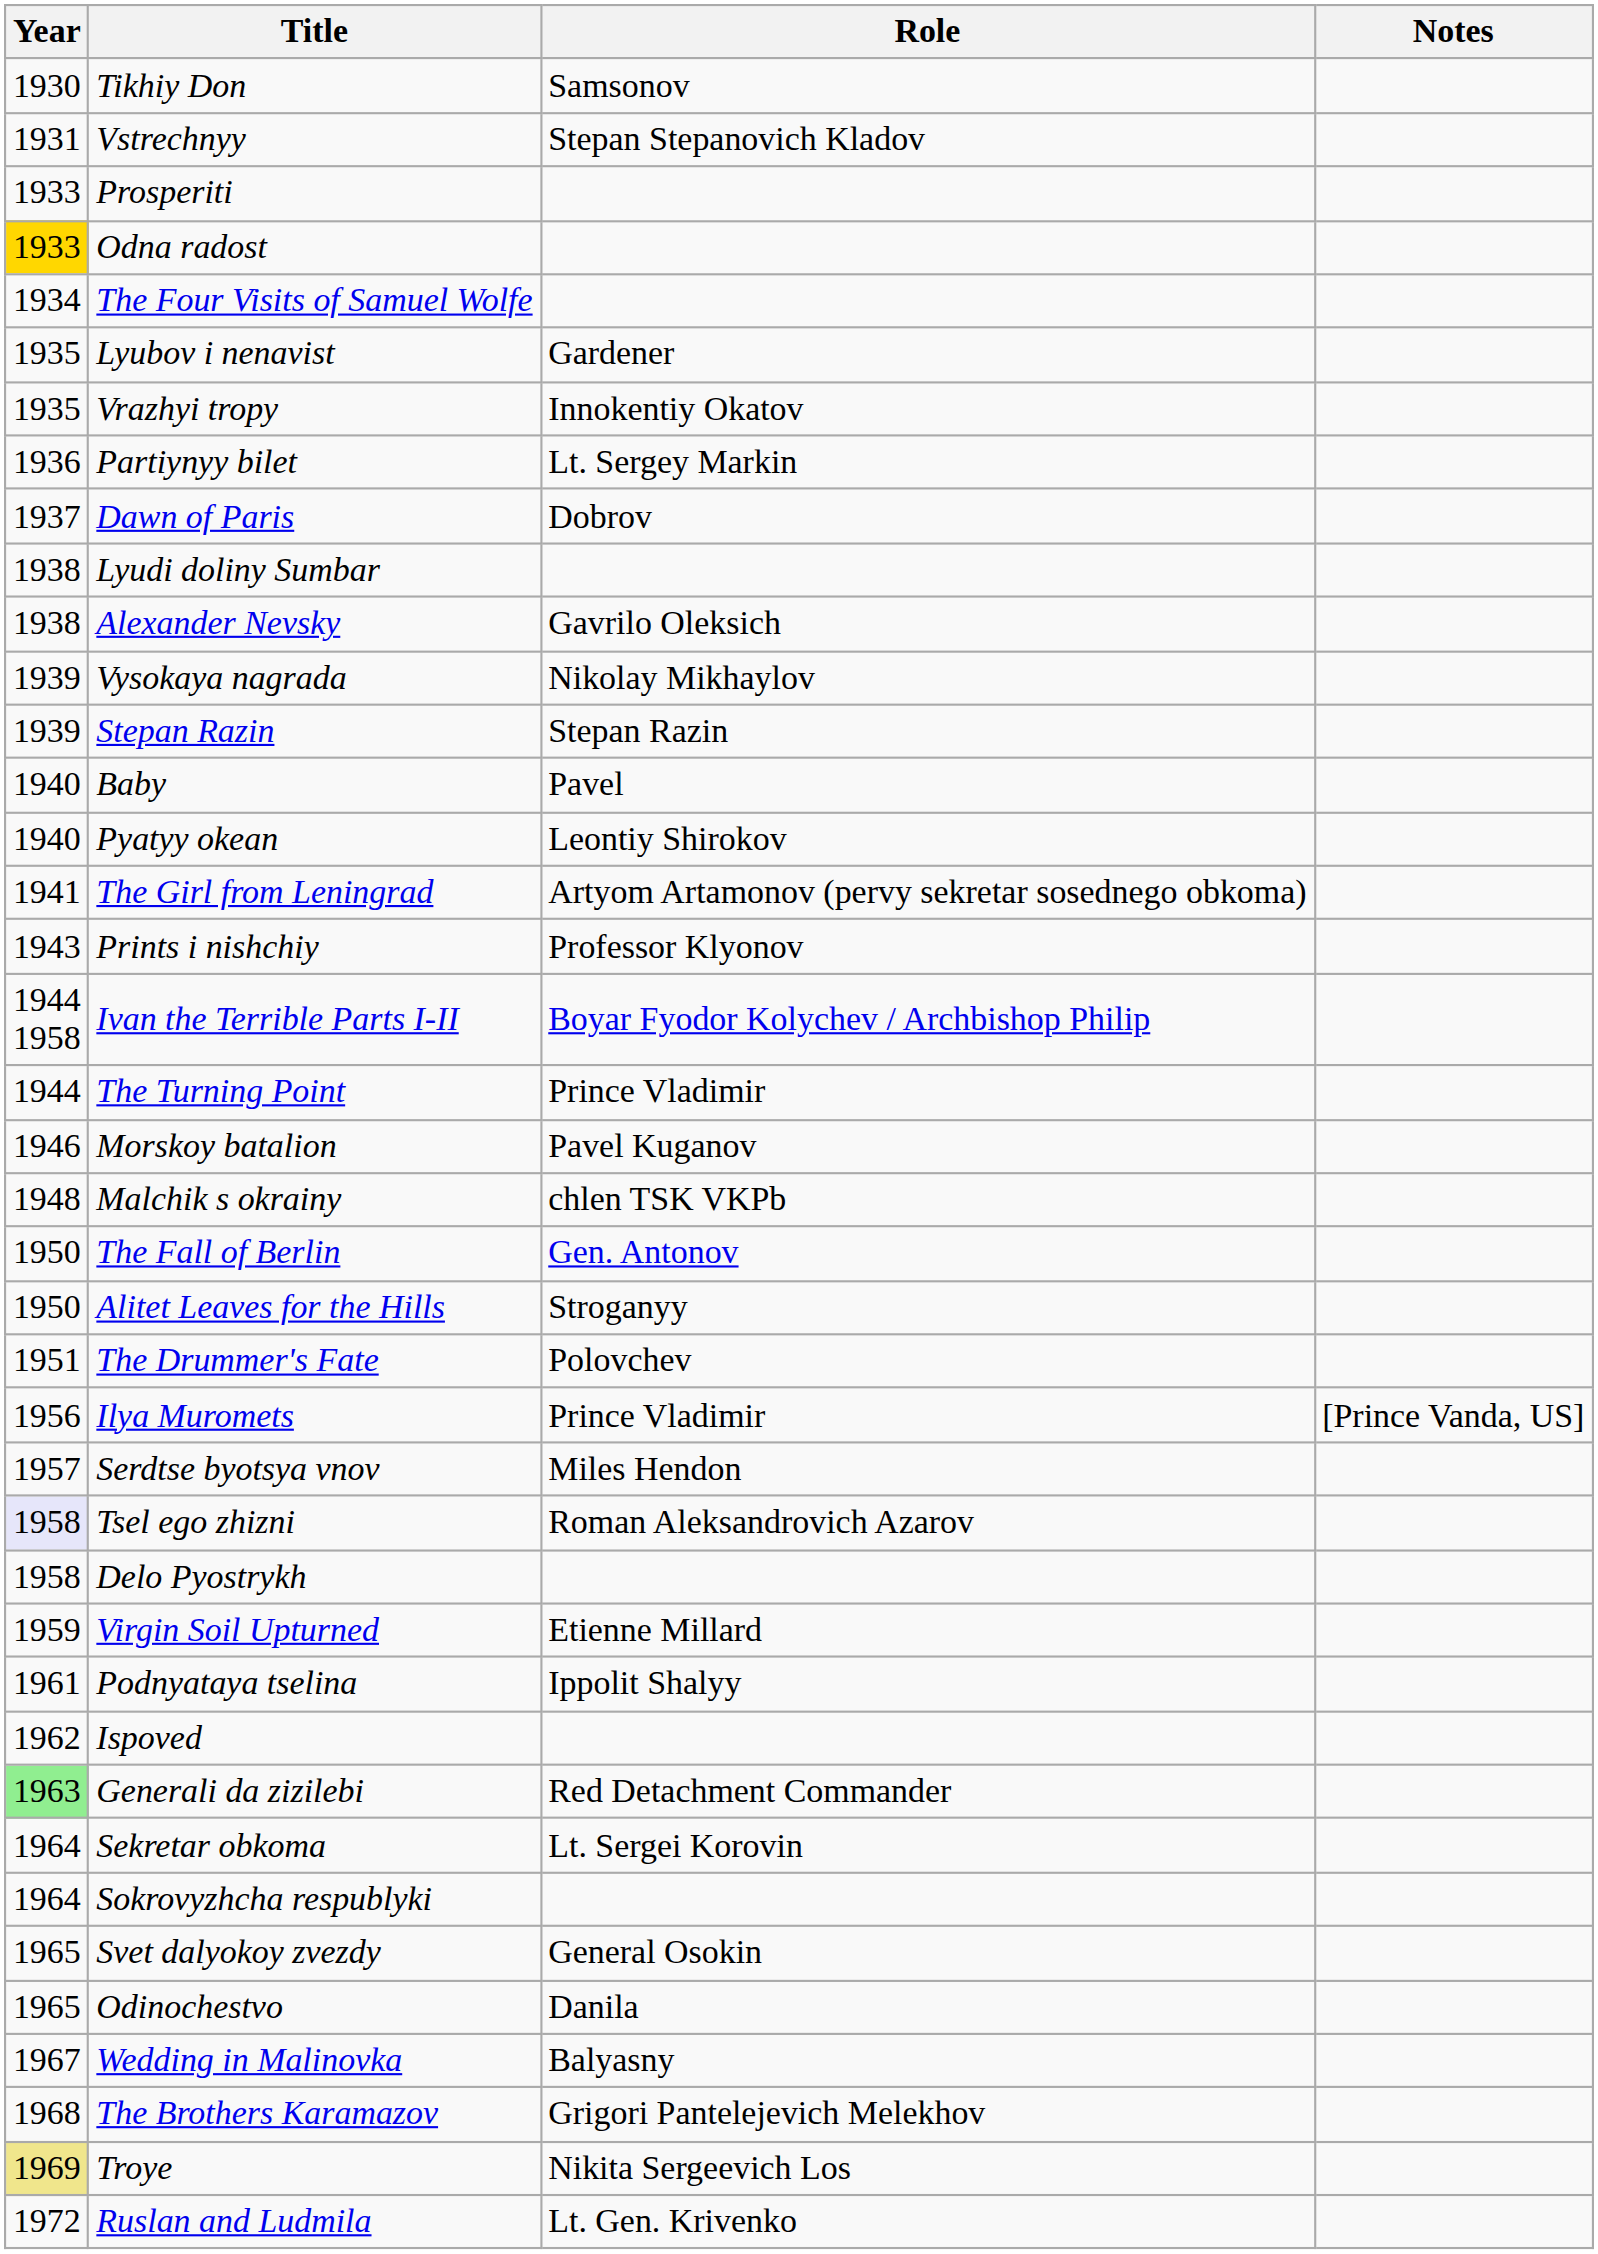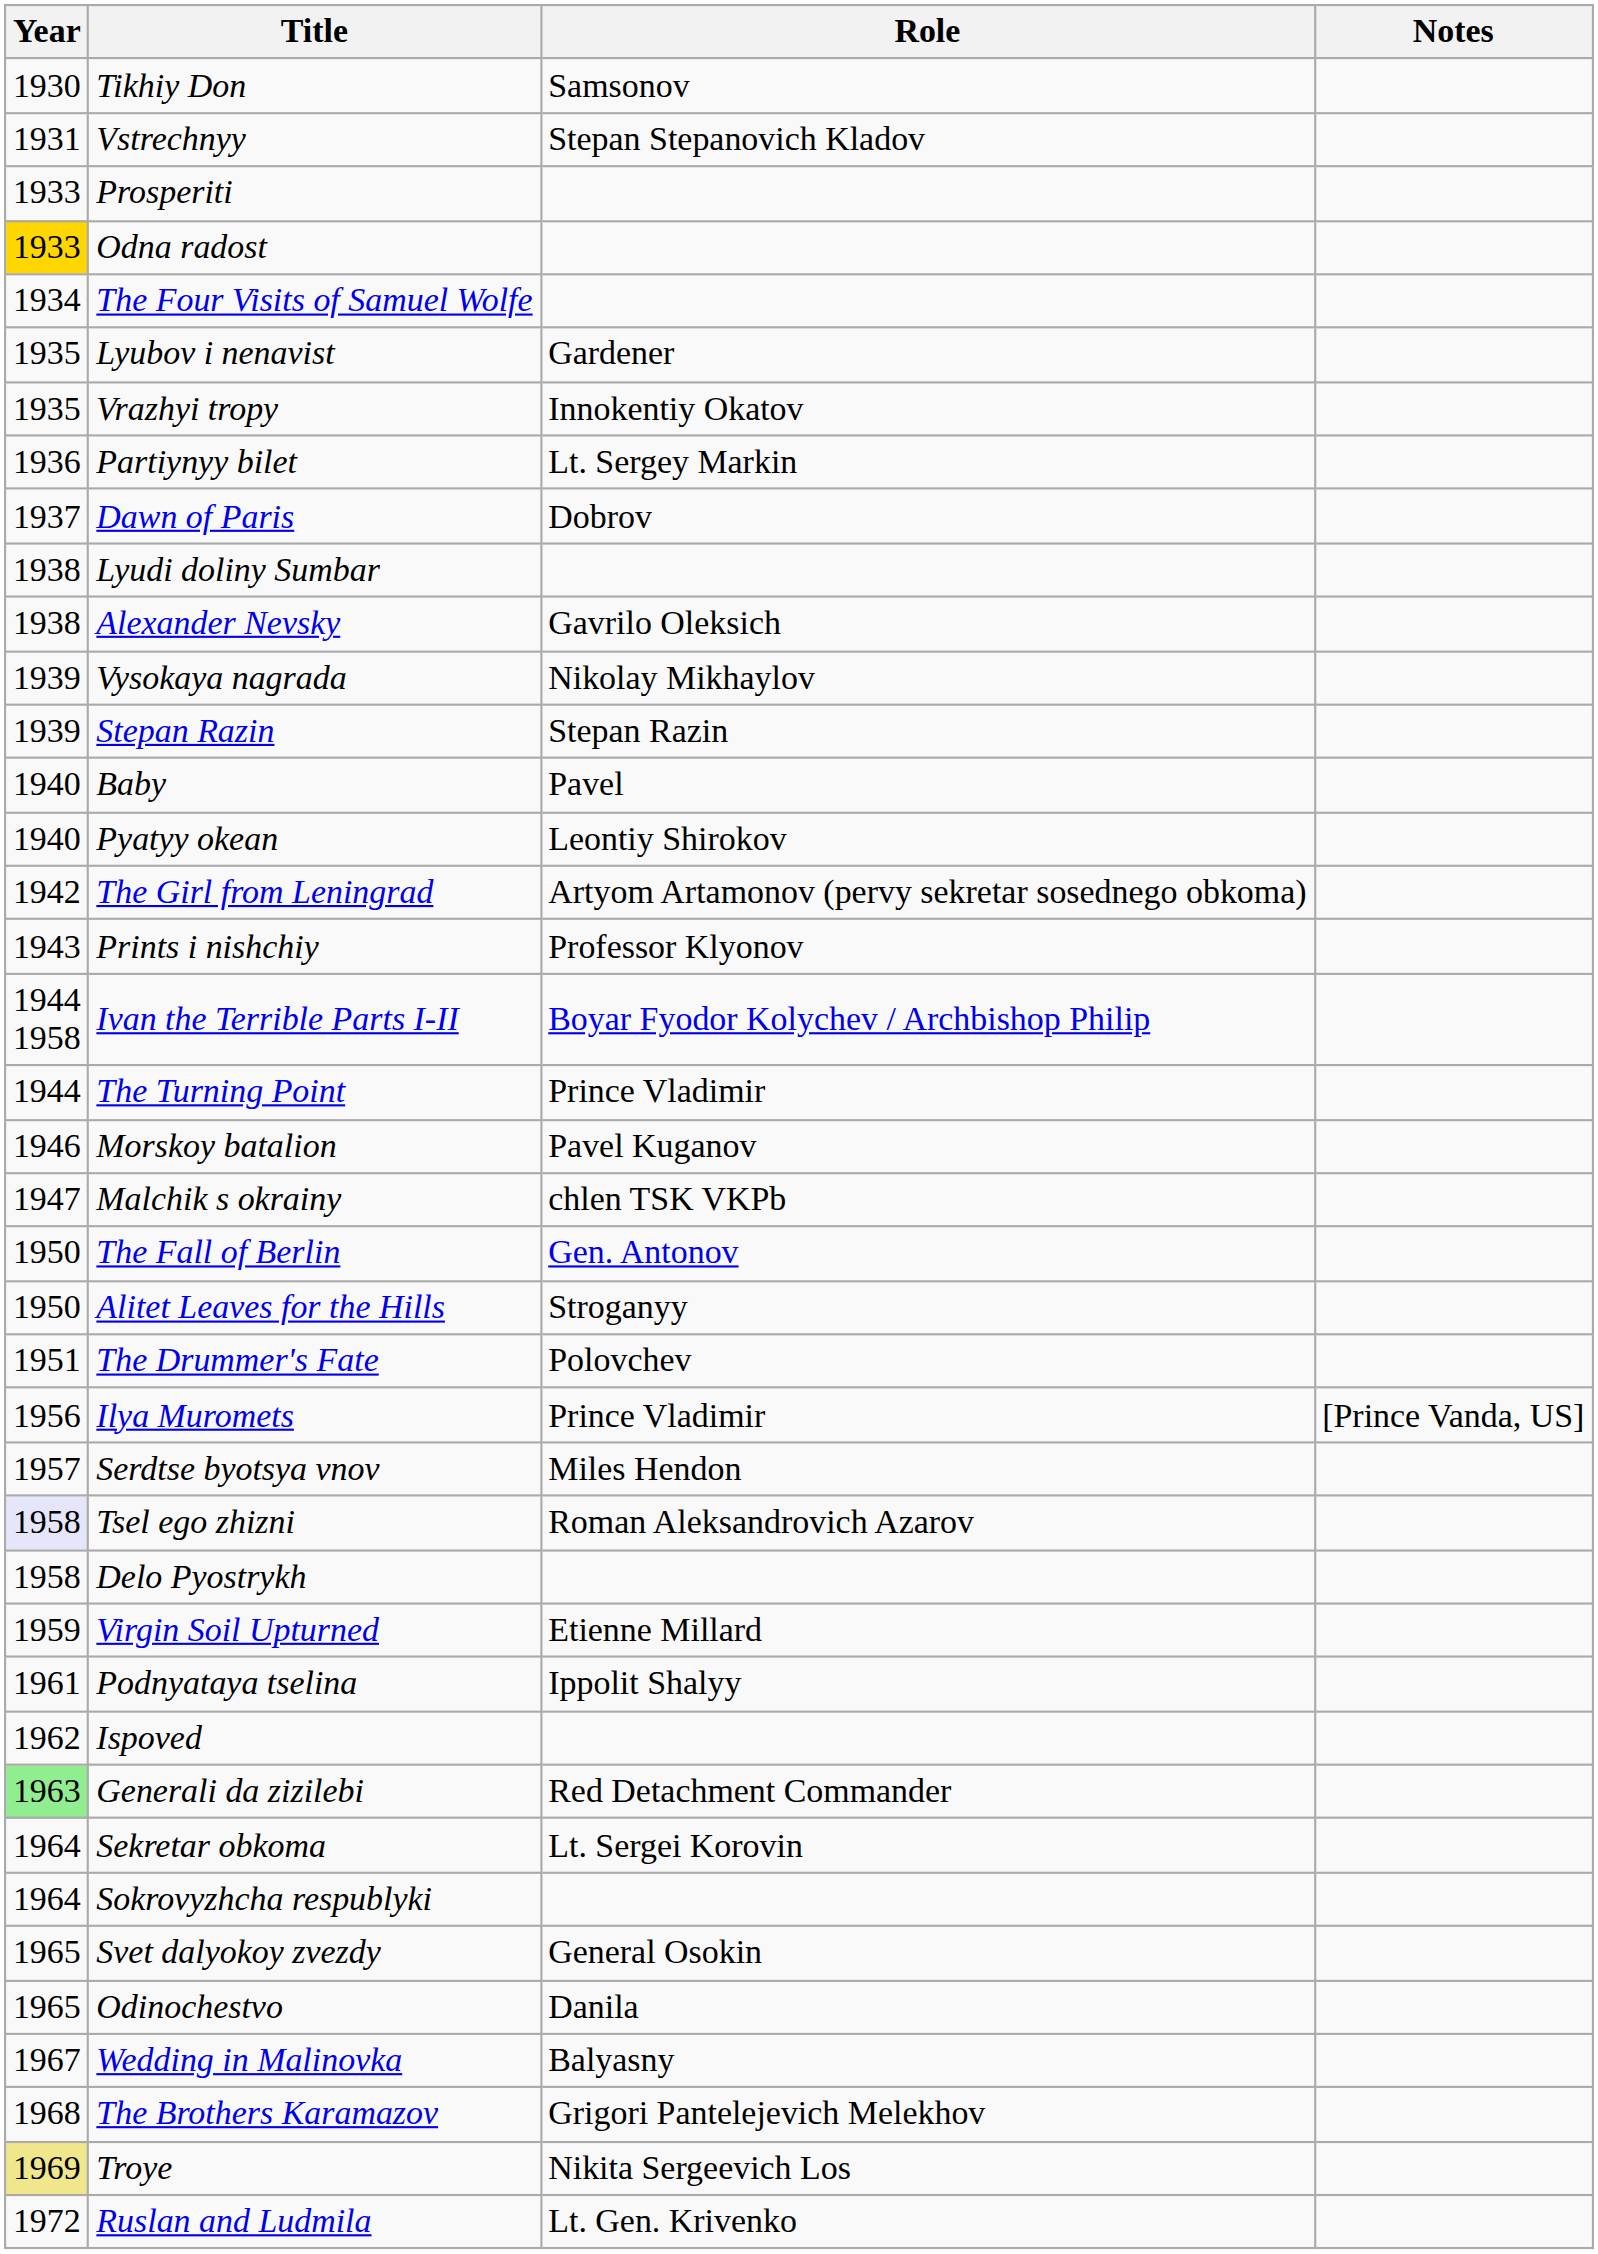(47, 892) 1941 -> (47, 892) 1942
(47, 1199) 1948 -> (47, 1199) 1947
